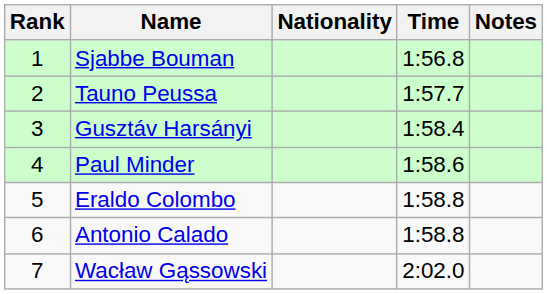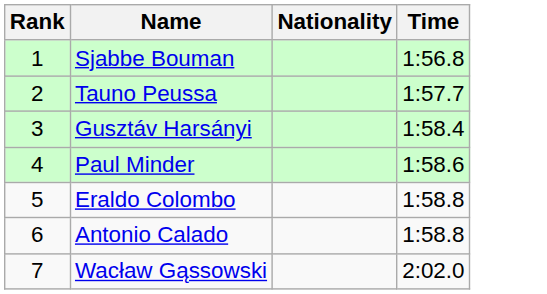- column: (506, 22)
